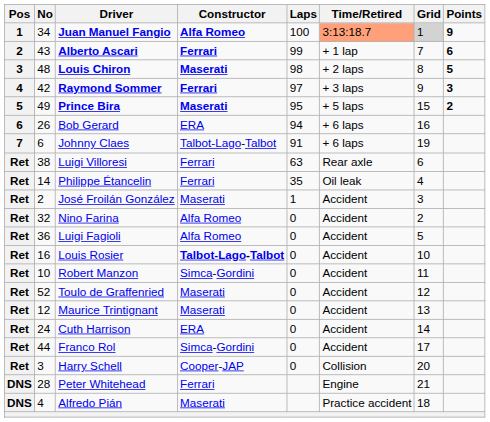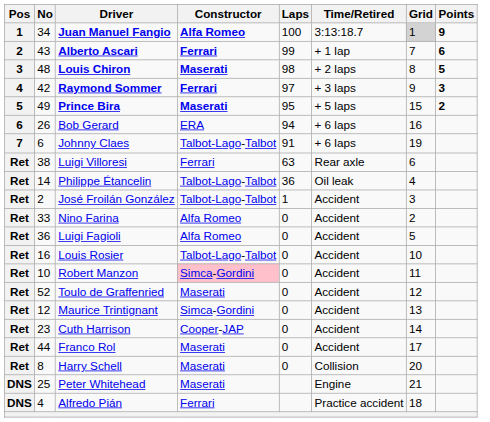(347, 32) lightsalmon background -> (339, 32) no background
(197, 181) Ferrari -> (228, 181) Talbot-Lago-Talbot
(296, 181) 35 -> (288, 181) 36
(202, 199) Maserati -> (228, 199) Talbot-Lago-Talbot
(44, 218) 32 -> (44, 218) 33
(232, 255) bold -> (228, 255) normal
(217, 273) no background -> (217, 273) pink background
(202, 310) Maserati -> (217, 310) Simca-Gordini
(44, 329) 24 -> (44, 329) 23
(192, 329) ERA -> (212, 329) Cooper-JAP
(217, 347) Simca-Gordini -> (202, 347) Maserati
(40, 366) 3 -> (40, 366) 8
(212, 366) Cooper-JAP -> (202, 366) Maserati
(44, 384) 28 -> (44, 384) 25
(197, 384) Ferrari -> (202, 384) Maserati
(202, 403) Maserati -> (197, 403) Ferrari
